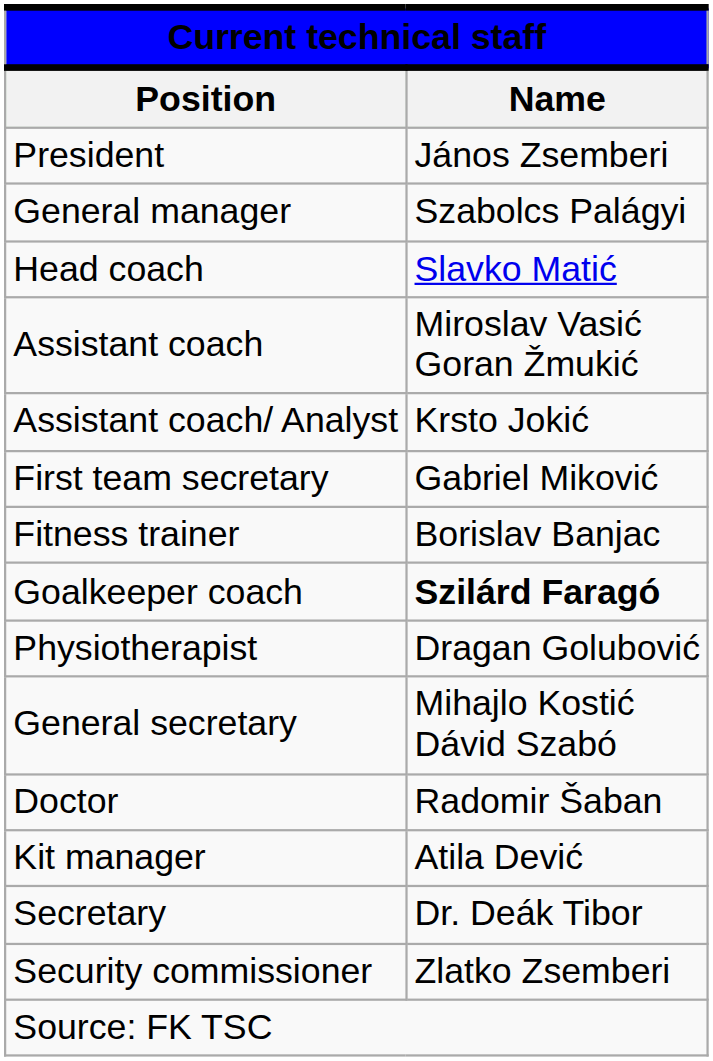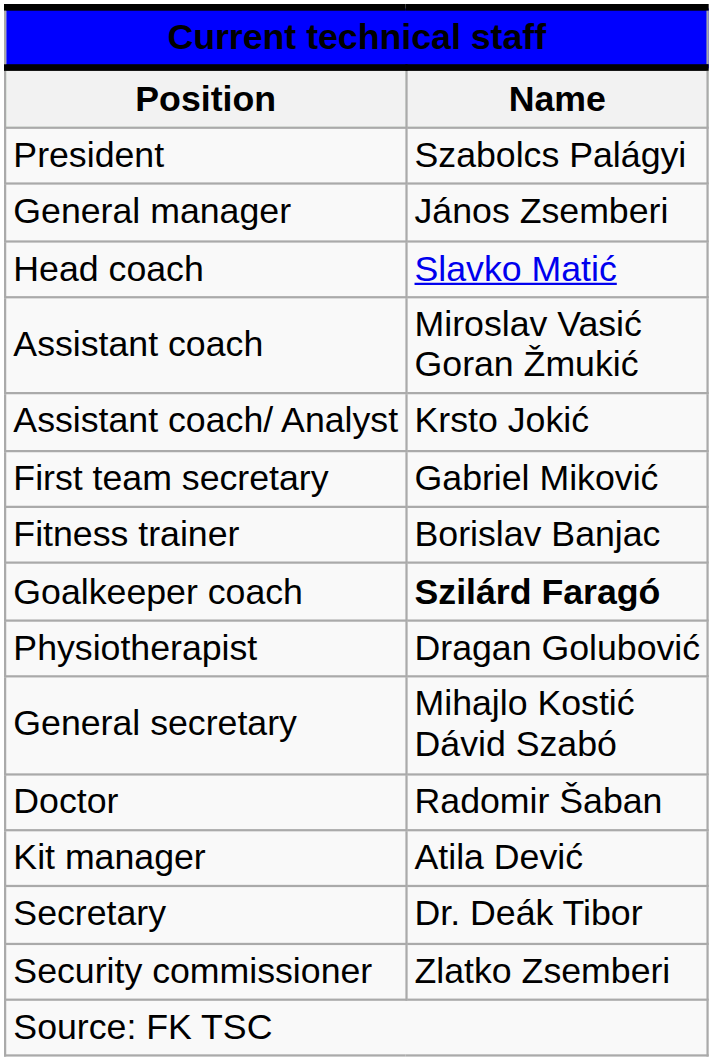(541, 154) János Zsemberi -> (550, 154) Szabolcs Palágyi
(550, 211) Szabolcs Palágyi -> (541, 211) János Zsemberi
